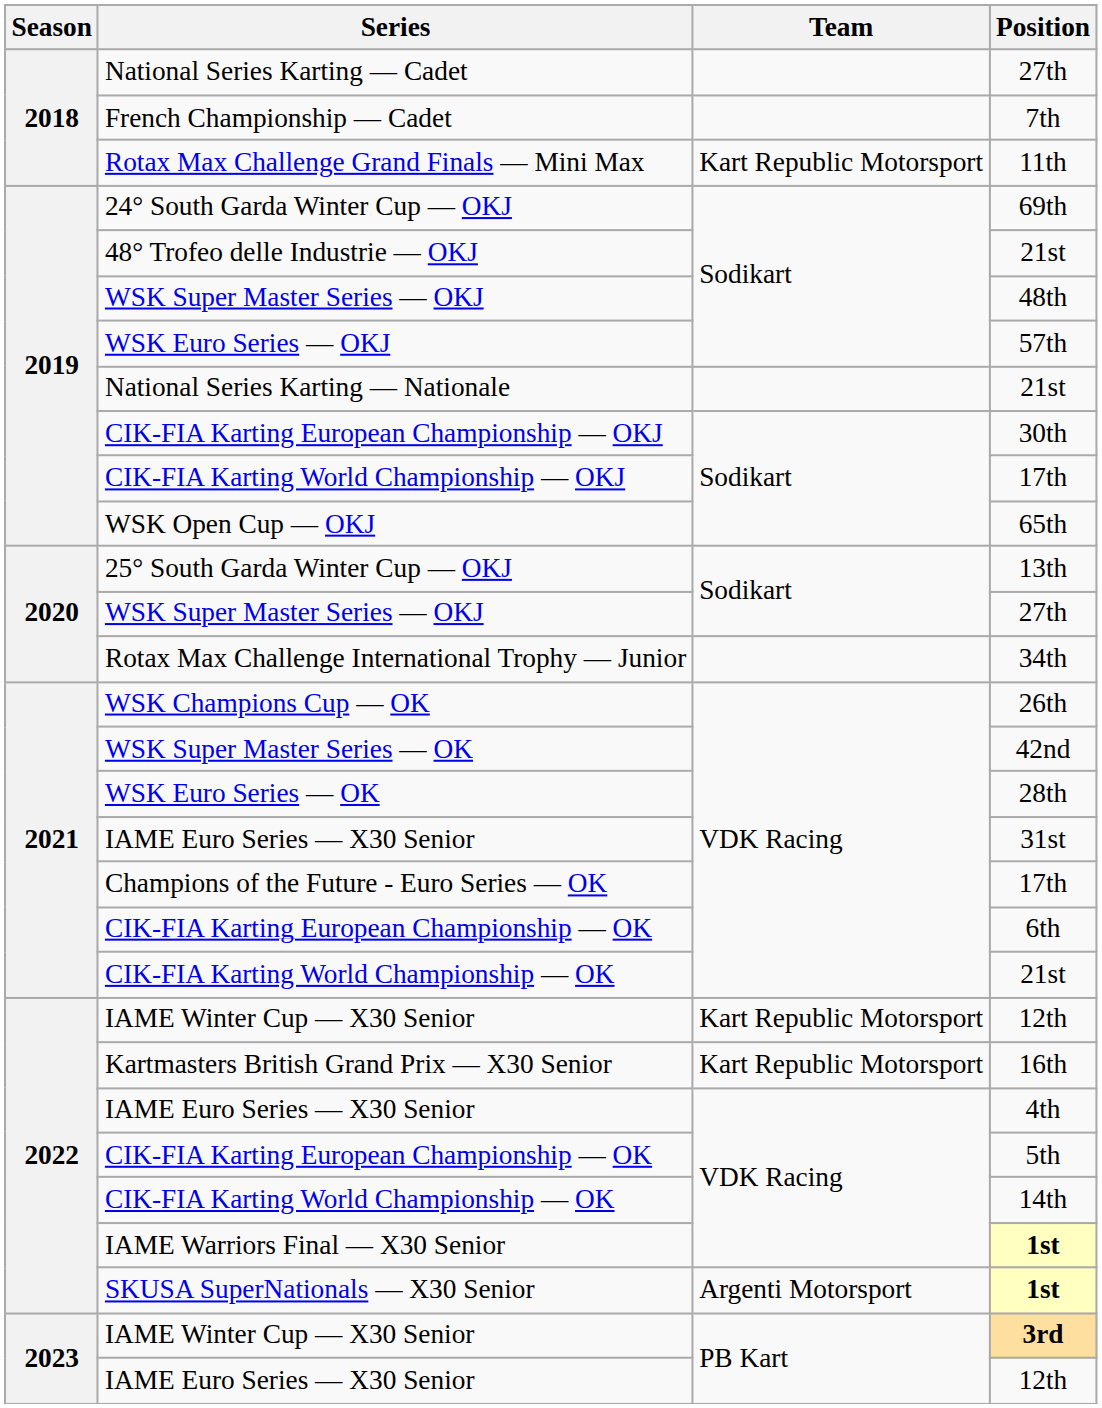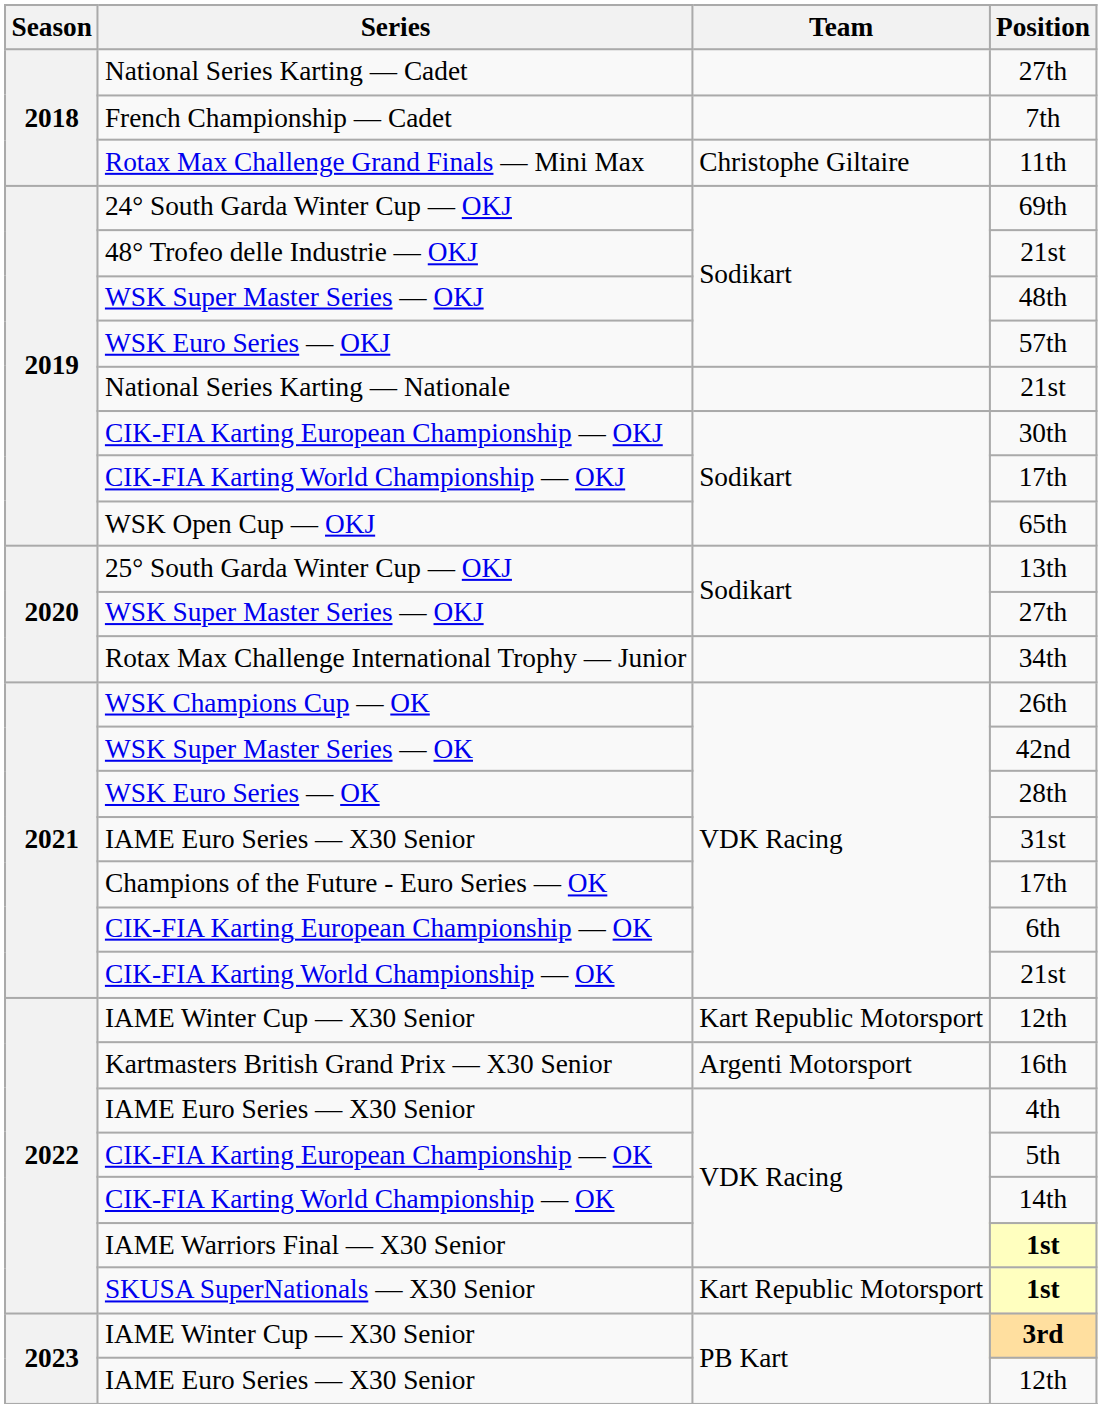(841, 161) Kart Republic Motorsport -> (804, 161) Christophe Giltaire
(841, 1063) Kart Republic Motorsport -> (806, 1063) Argenti Motorsport
(806, 1289) Argenti Motorsport -> (841, 1289) Kart Republic Motorsport
